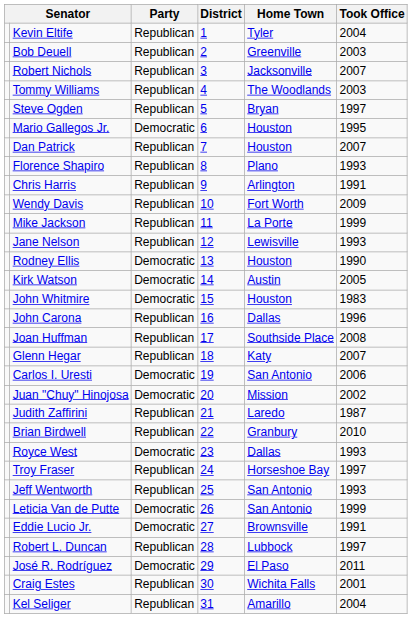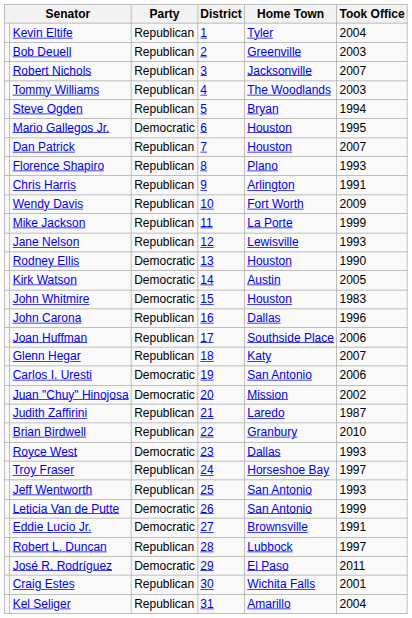(353, 109) 1997 -> (353, 109) 1994
(353, 337) 2008 -> (353, 337) 2006
